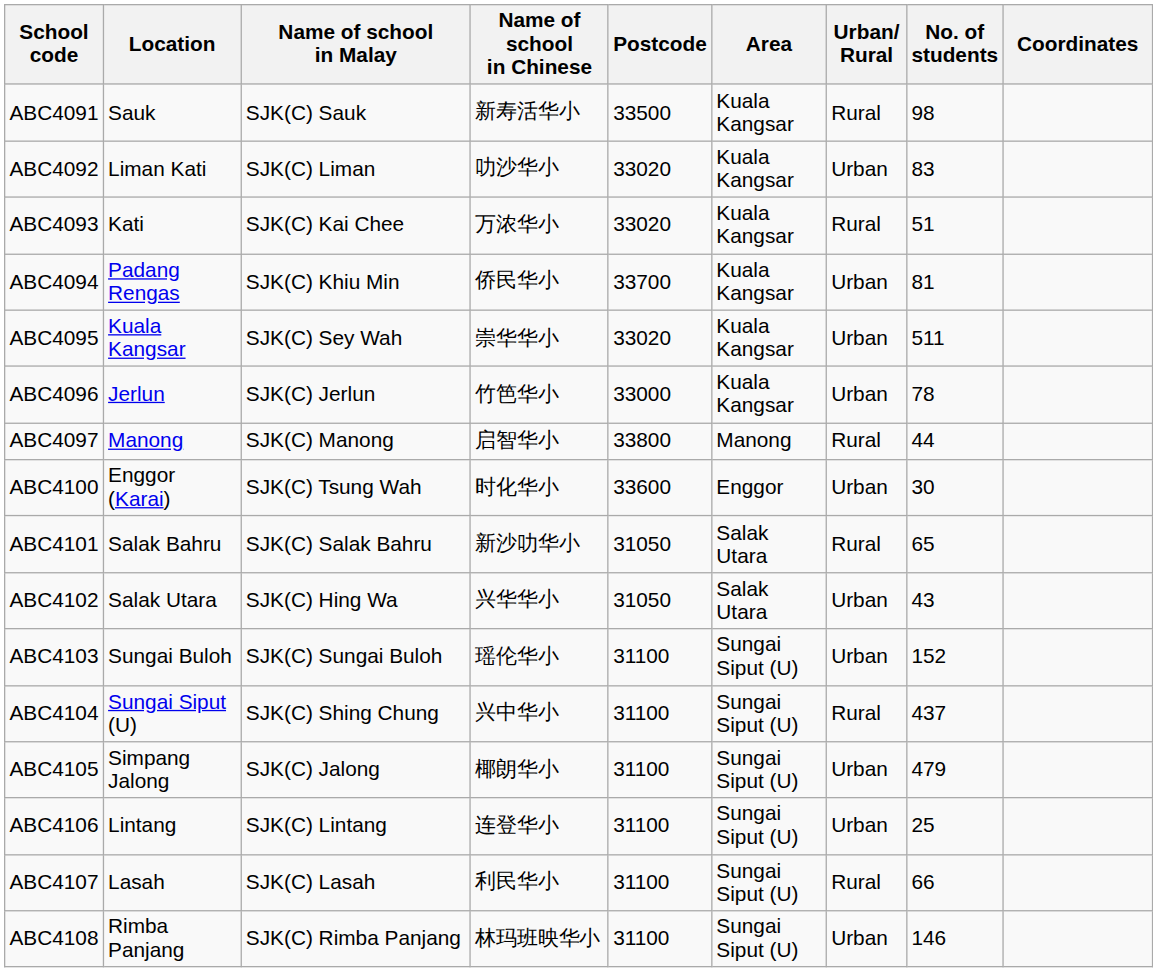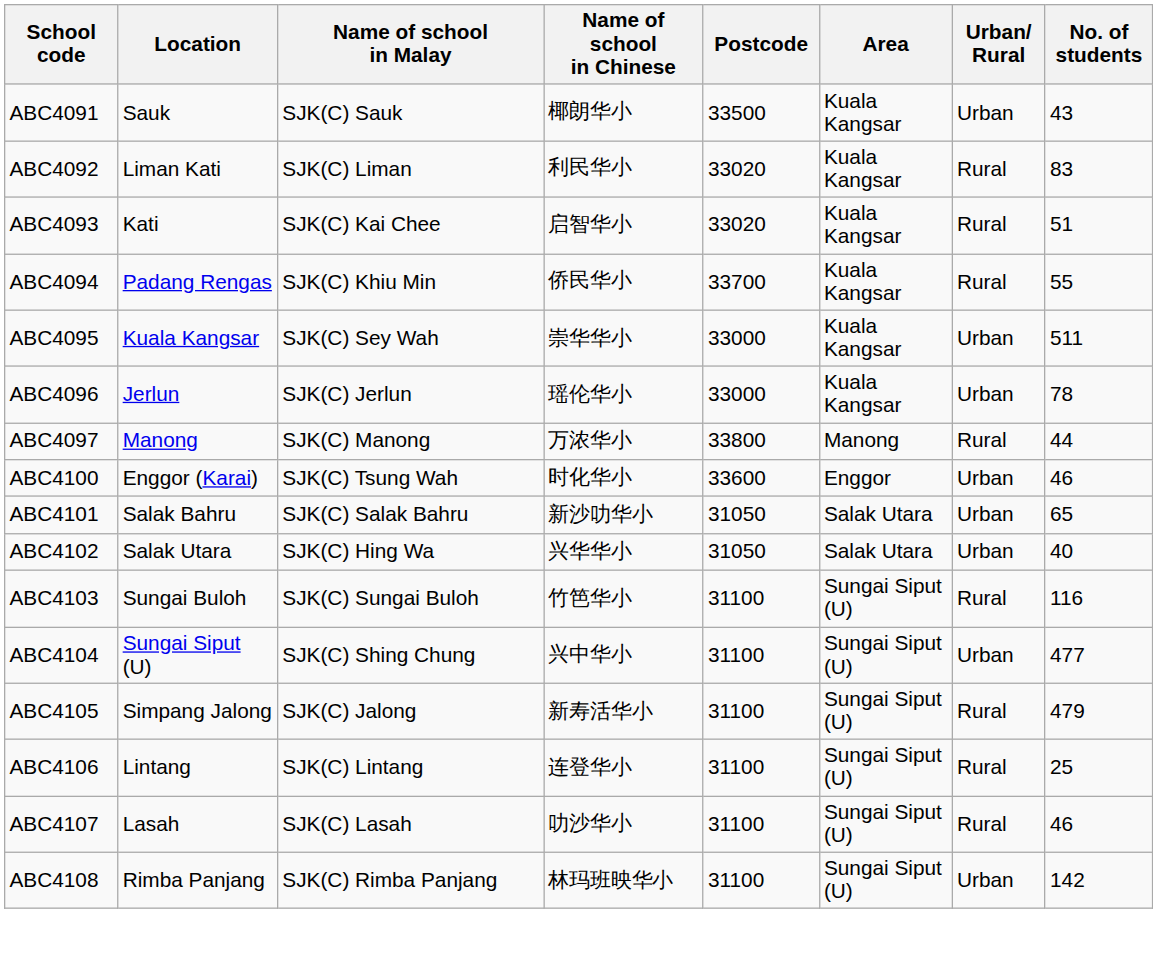- column: (1078, 44)
(527, 111) 新寿活华小 -> (590, 111) 椰朗华小
(856, 112) Rural -> (985, 112) Urban
(923, 112) 98 -> (1062, 112) 43
(517, 168) 叻沙华小 -> (590, 168) 利民华小
(859, 168) Urban -> (982, 168) Rural
(517, 224) 万浓华小 -> (590, 224) 启智华小
(859, 281) Urban -> (982, 281) Rural
(923, 281) 81 -> (1062, 281) 55
(642, 338) 33020 -> (737, 338) 33000
(517, 393) 竹笆华小 -> (590, 393) 瑶伦华小
(517, 440) 启智华小 -> (590, 440) 万浓华小
(923, 487) 30 -> (1062, 477) 46
(856, 544) Rural -> (985, 514) Urban
(923, 600) 43 -> (1062, 551) 40
(517, 656) 瑶伦华小 -> (590, 597) 竹笆华小
(859, 656) Urban -> (982, 598) Rural
(929, 656) 152 -> (1067, 598) 116
(856, 713) Rural -> (985, 654) Urban
(929, 713) 437 -> (1067, 654) 477
(517, 768) 椰朗华小 -> (600, 710) 新寿活华小
(859, 769) Urban -> (982, 711) Rural
(859, 826) Urban -> (982, 767) Rural
(517, 881) 利民华小 -> (590, 823) 叻沙华小
(923, 882) 66 -> (1062, 823) 46
(929, 938) 146 -> (1067, 880) 142
